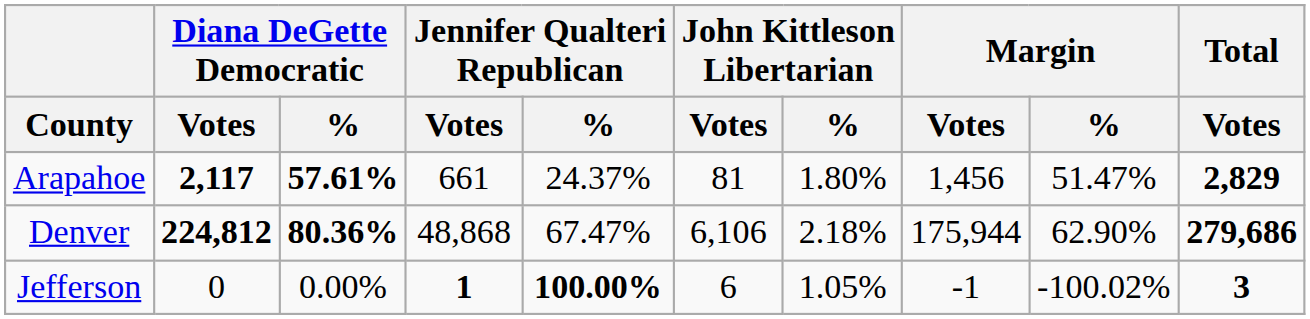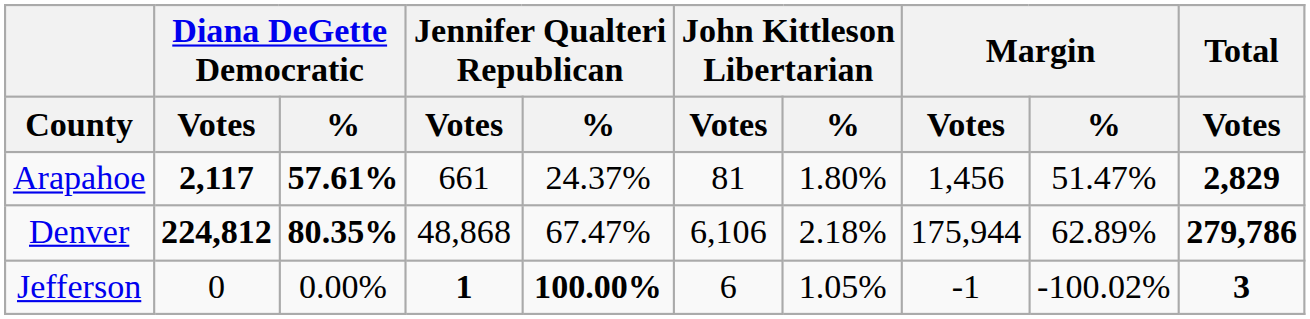(343, 232) 80.36% -> (343, 232) 80.35%
(1104, 232) 62.90% -> (1104, 232) 62.89%
(1242, 232) 279,686 -> (1242, 232) 279,786
